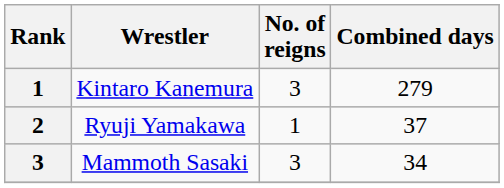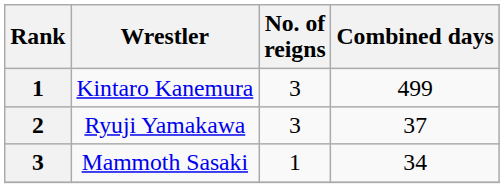(415, 87) 279 -> (415, 87) 499
(295, 125) 1 -> (295, 125) 3
(295, 162) 3 -> (295, 162) 1
